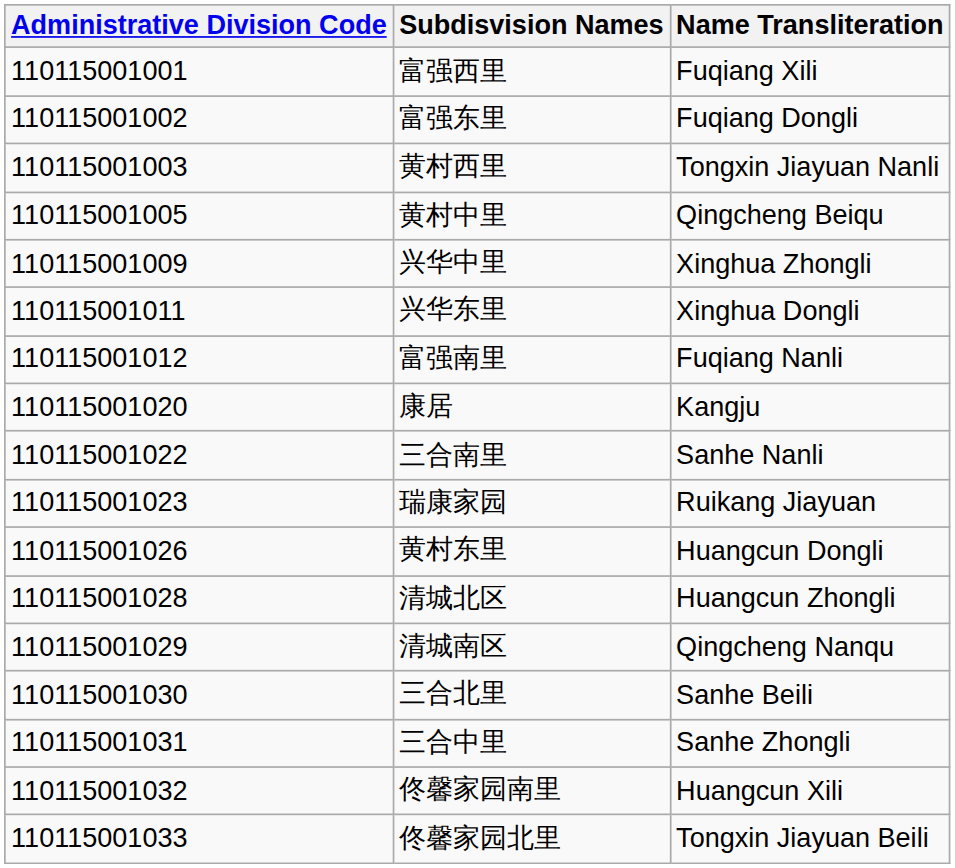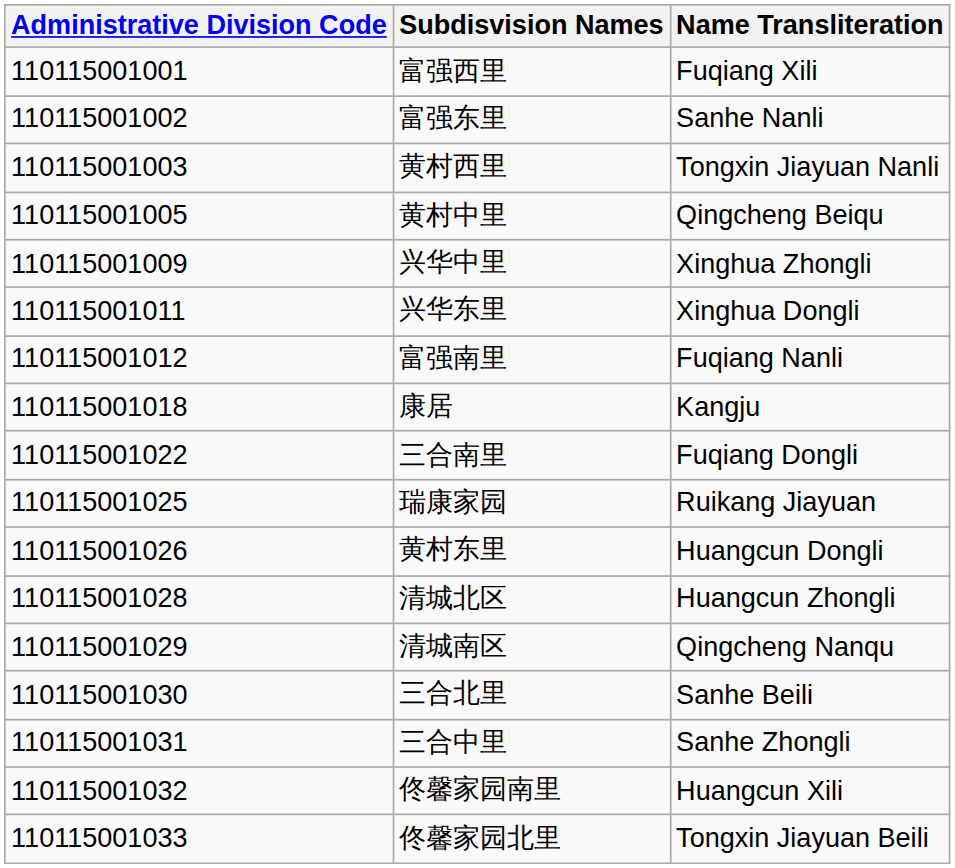(767, 119) Fuqiang Dongli -> (750, 119) Sanhe Nanli
(99, 407) 110115001020 -> (99, 407) 110115001018
(750, 454) Sanhe Nanli -> (767, 454) Fuqiang Dongli
(99, 502) 110115001023 -> (99, 502) 110115001025
